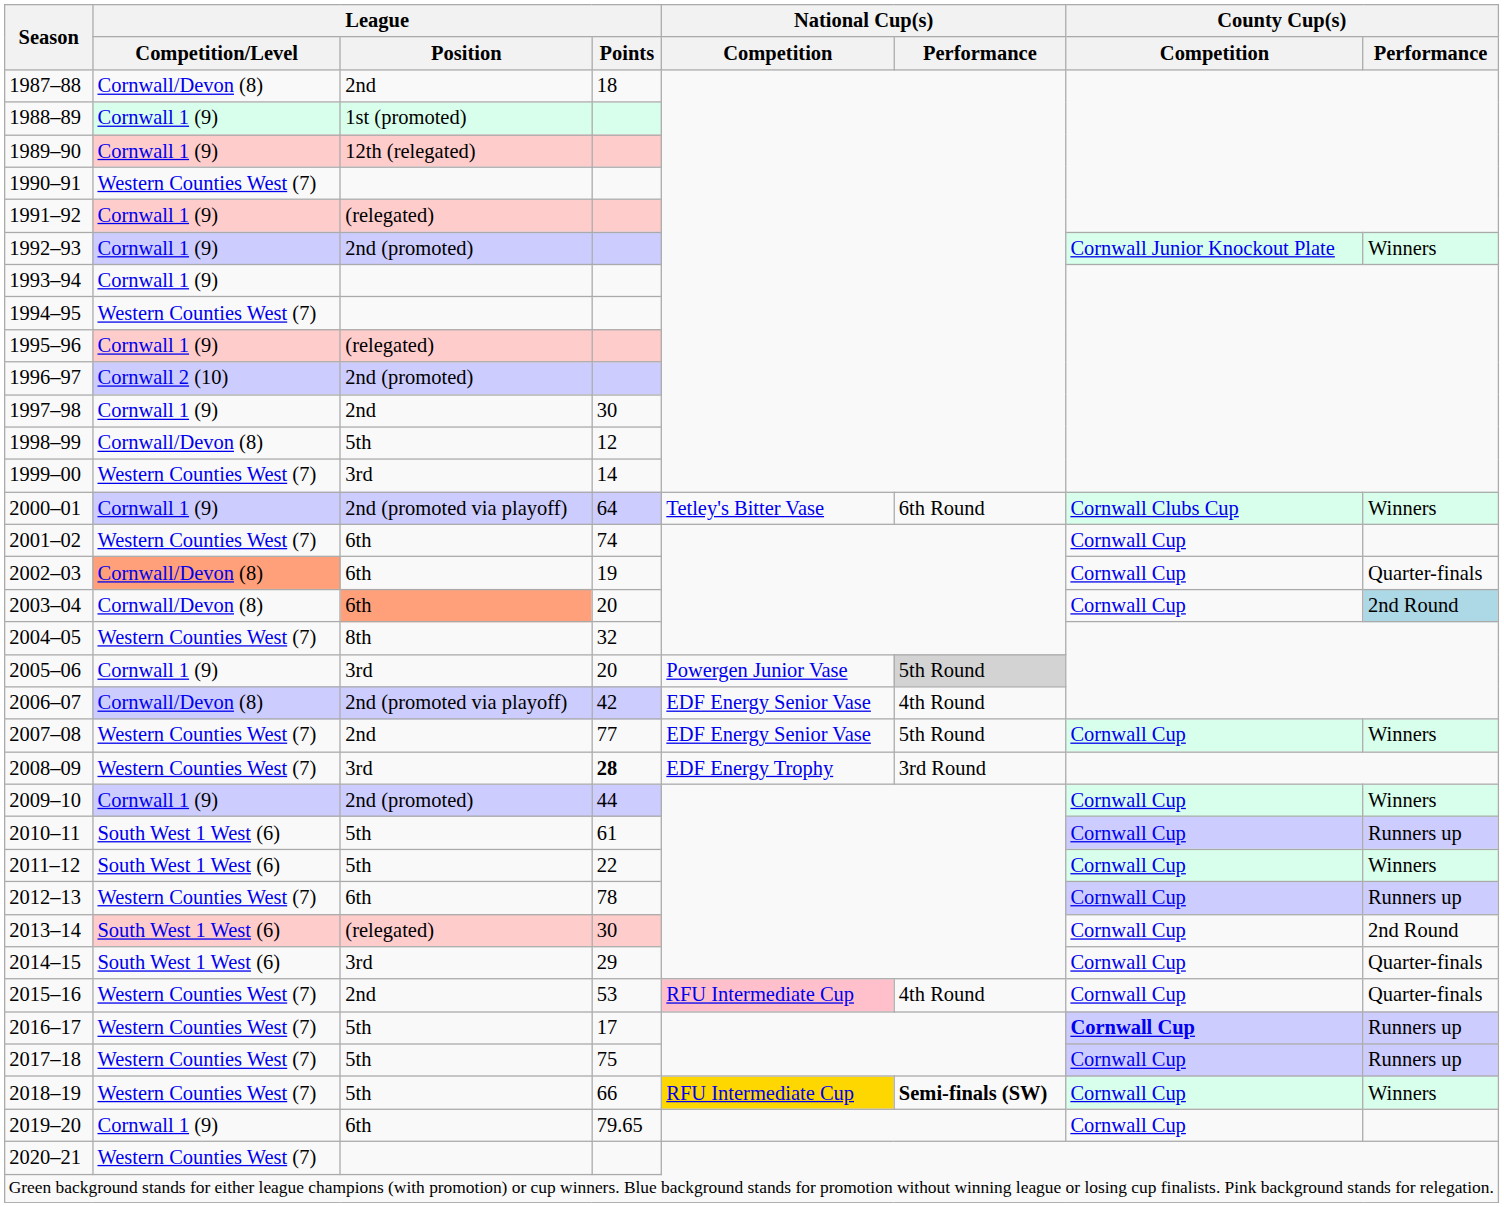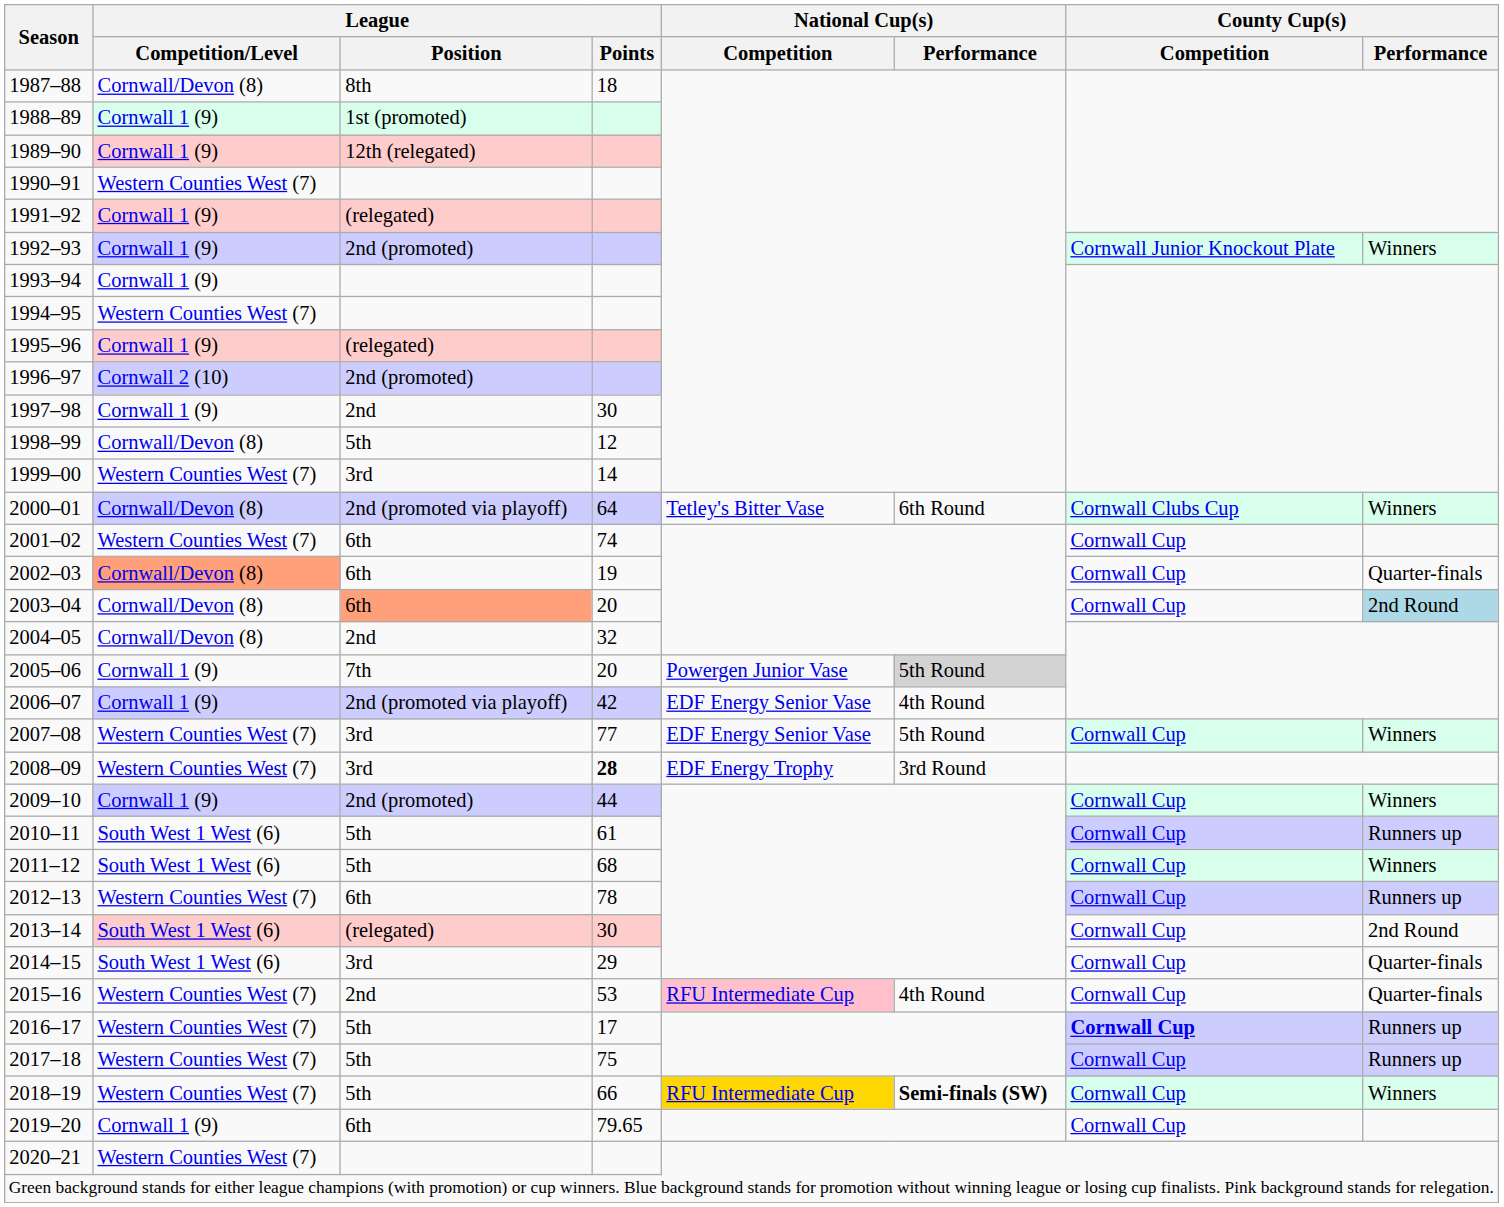(361, 85) 2nd -> (358, 85) 8th
(158, 507) Cornwall 1 (9) -> (180, 507) Cornwall/Devon (8)
(207, 637) Western Counties West (7) -> (180, 637) Cornwall/Devon (8)
(358, 637) 8th -> (361, 637) 2nd
(359, 670) 3rd -> (358, 670) 7th
(180, 702) Cornwall/Devon (8) -> (158, 702) Cornwall 1 (9)
(361, 735) 2nd -> (359, 735) 3rd
(607, 865) 22 -> (607, 865) 68
